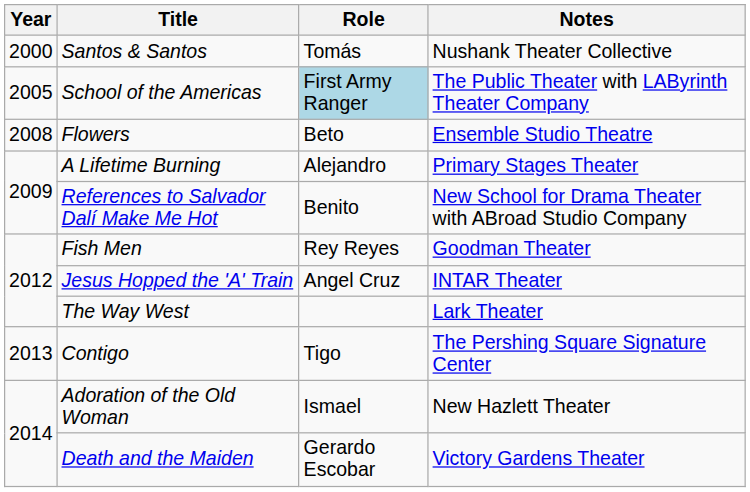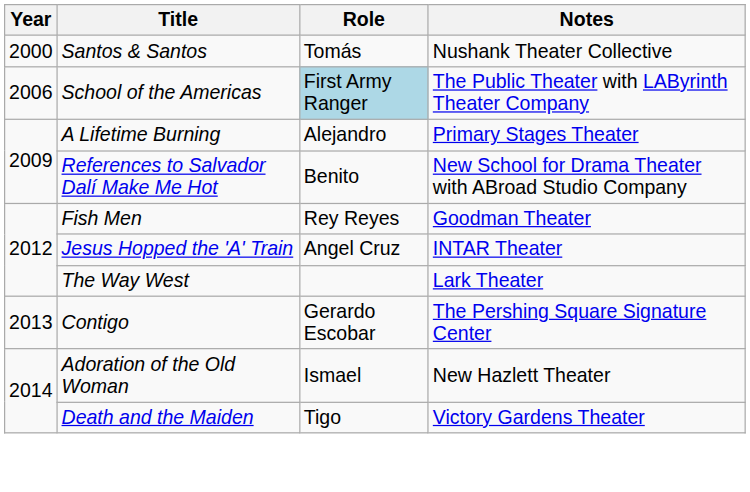(31, 92) 2005 -> (31, 92) 2006
- row: (96, 134)
(322, 353) Tigo -> (340, 322) Gerardo Escobar
(339, 459) Gerardo Escobar -> (322, 417) Tigo
